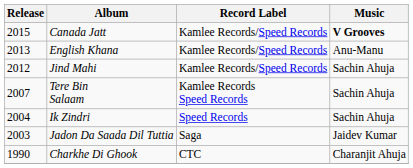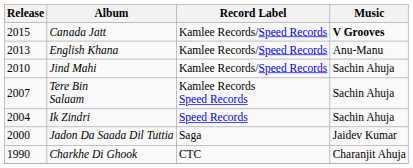(19, 68) 2012 -> (19, 68) 2010
(19, 136) 2003 -> (19, 136) 2000
